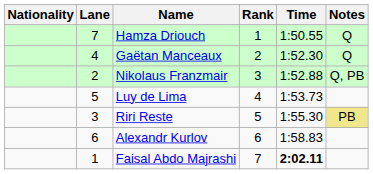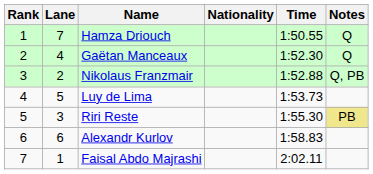columns swapped: (258, 14) <-> (41, 14)
(301, 158) bold -> (301, 158) normal
